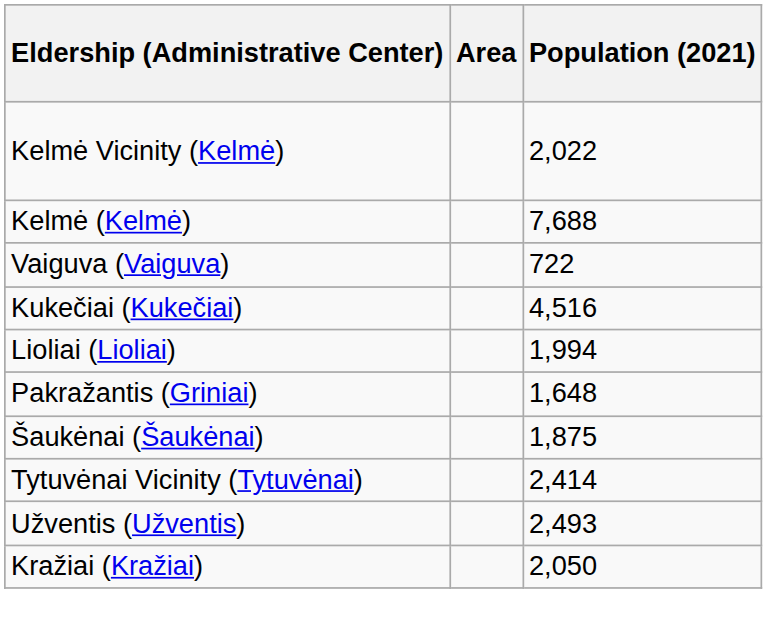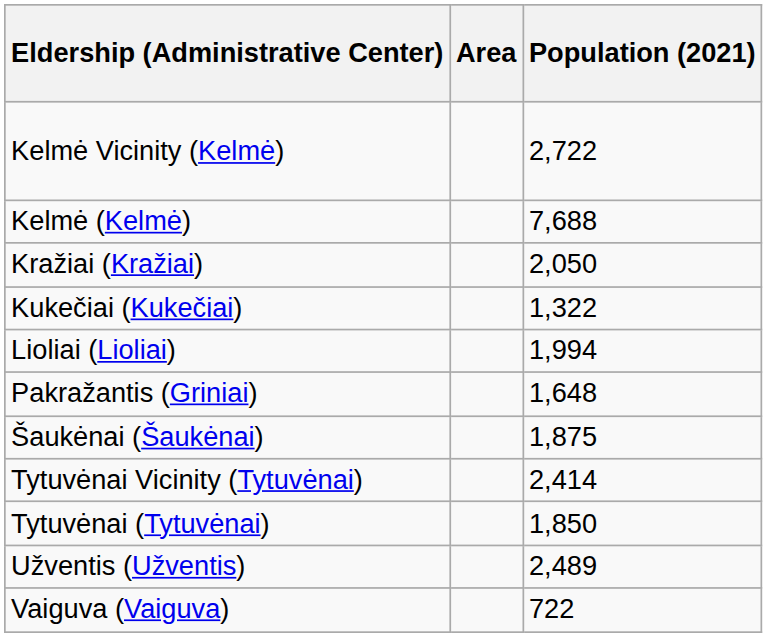(563, 150) 2,022 -> (563, 150) 2,722
rows swapped: (107, 566) <-> (120, 264)
(563, 307) 4,516 -> (563, 307) 1,322
+ row: (140, 523)
(563, 523) 2,493 -> (563, 566) 2,489
